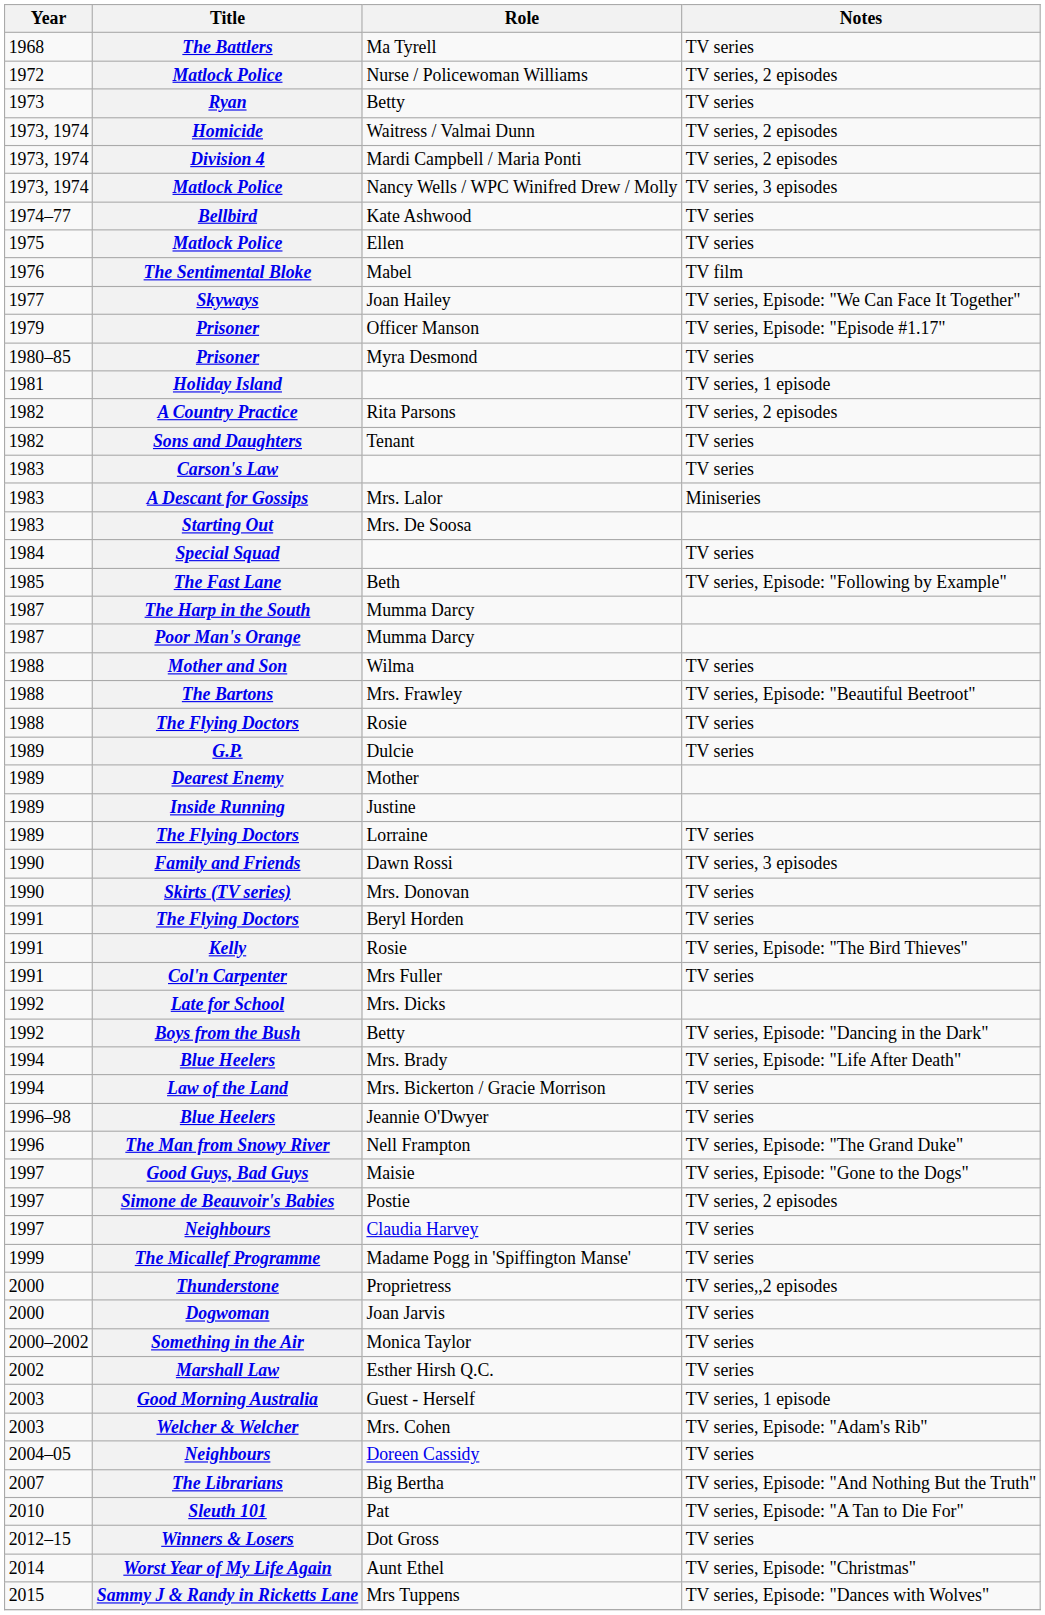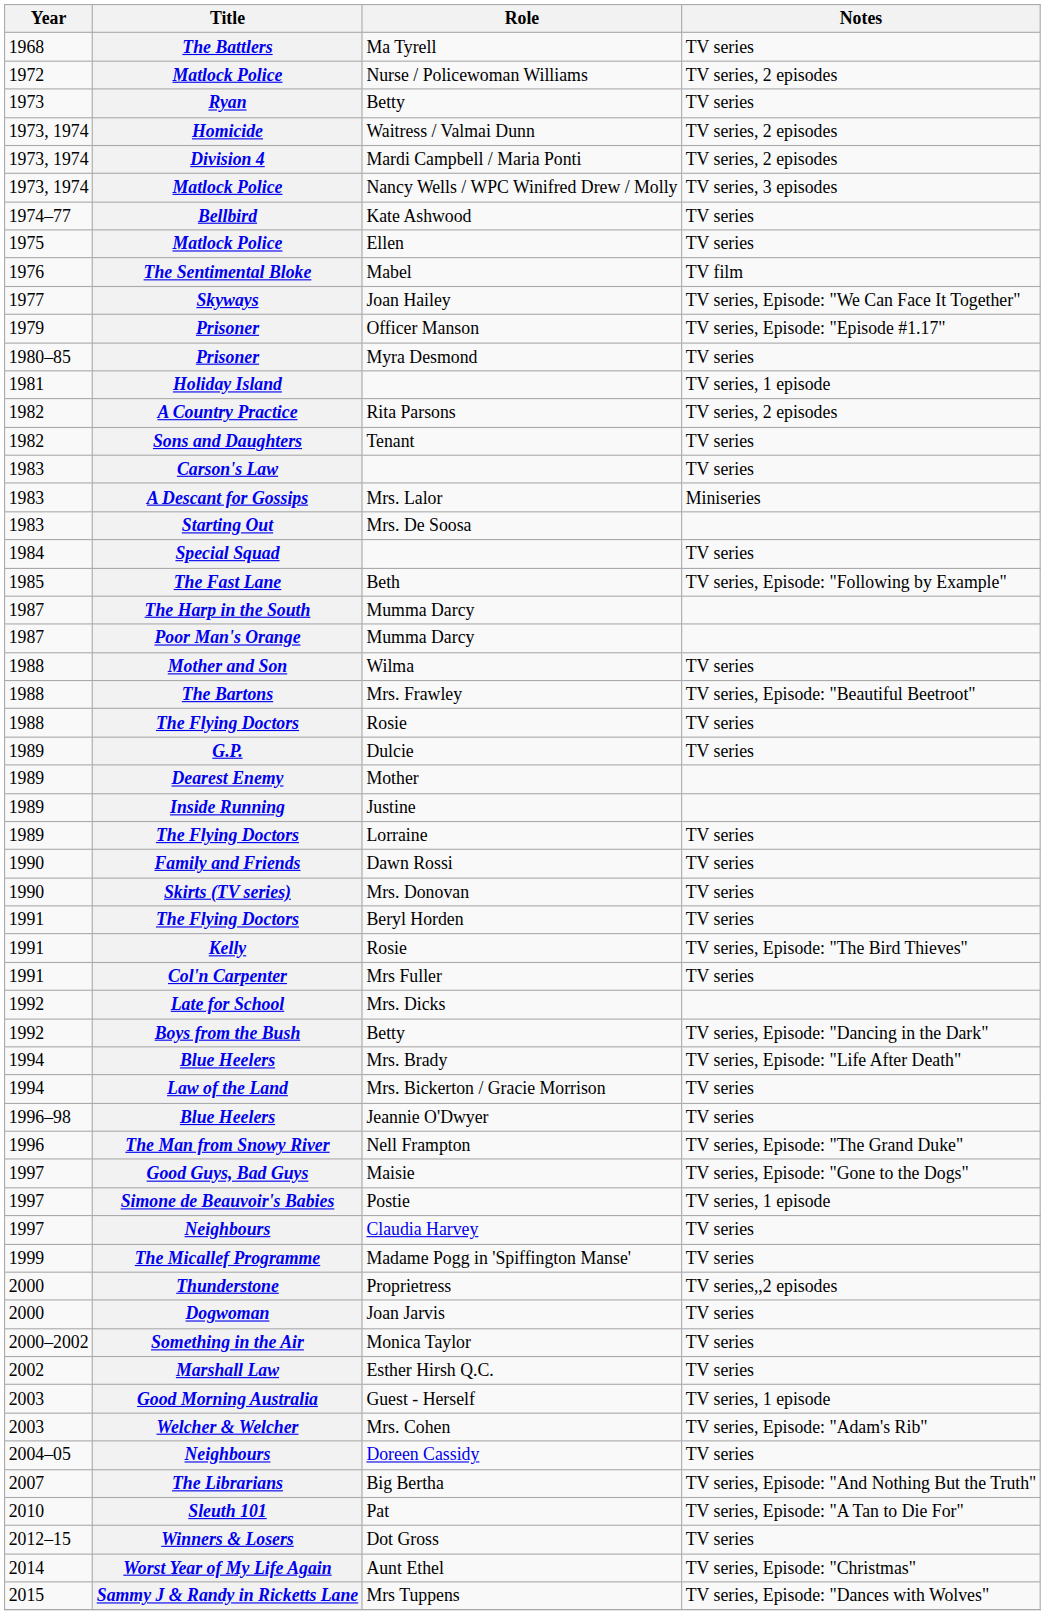(761, 863) TV series, 3 episodes -> (720, 863) TV series
(761, 1201) TV series, 2 episodes -> (758, 1201) TV series, 1 episode
